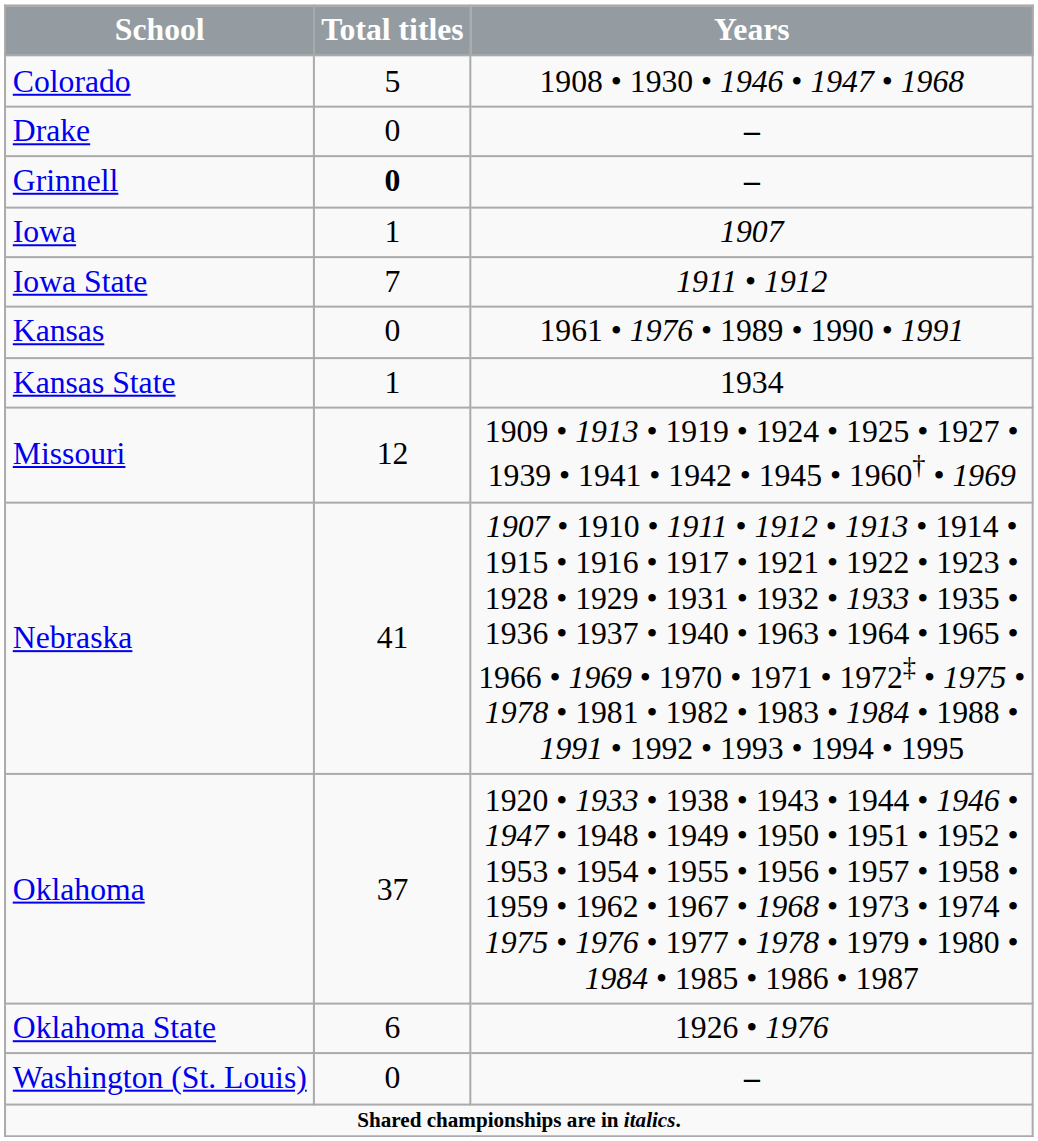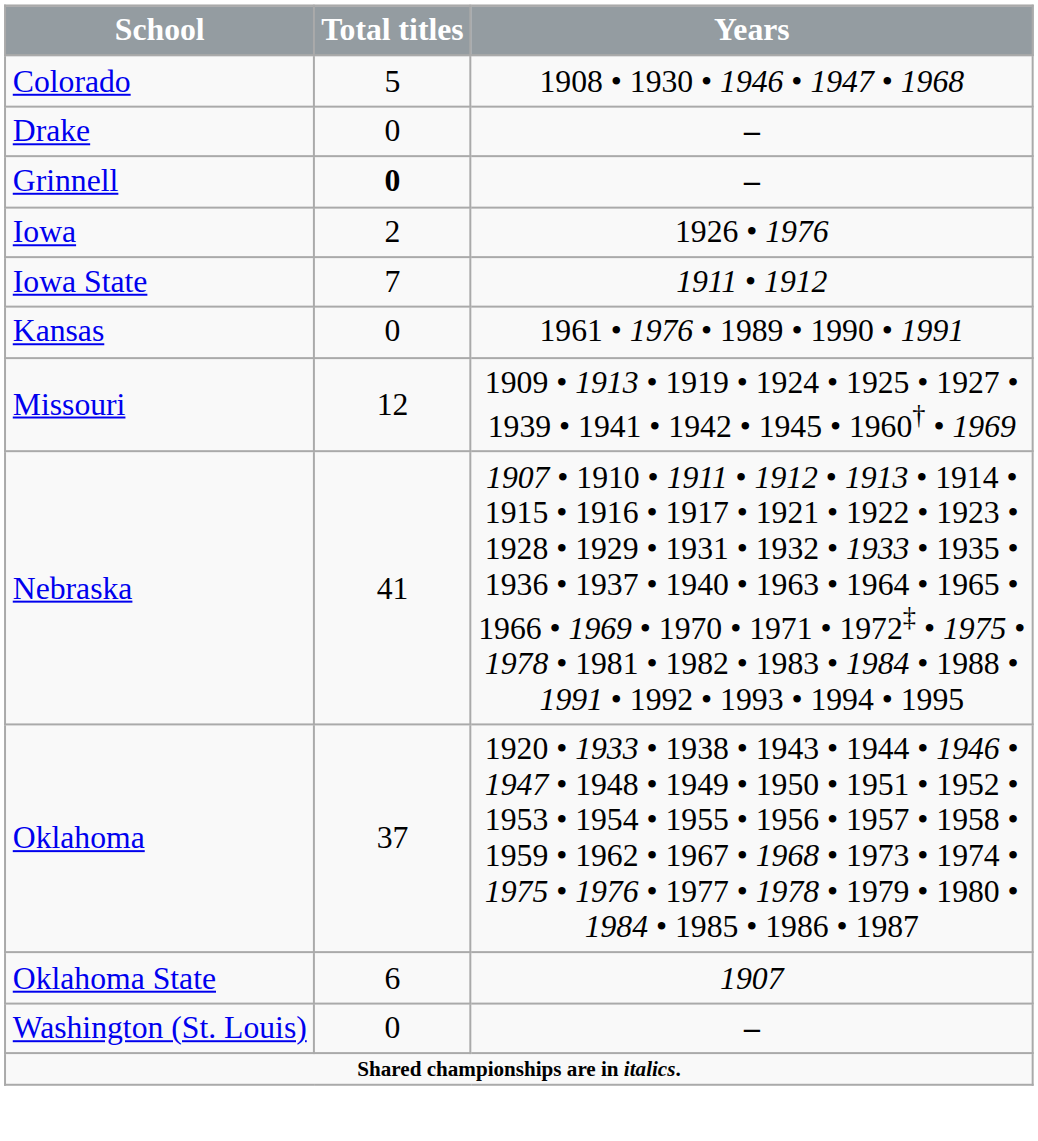(392, 231) 1 -> (392, 231) 2
(752, 231) 1907 -> (752, 231) 1926 • 1976
- row: (94, 381)
(752, 1027) 1926 • 1976 -> (752, 977) 1907
